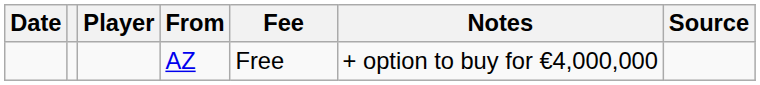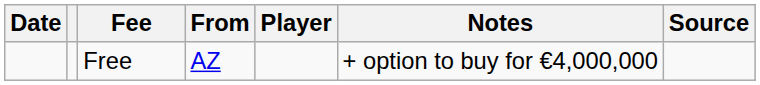columns swapped: (119, 23) <-> (284, 23)
